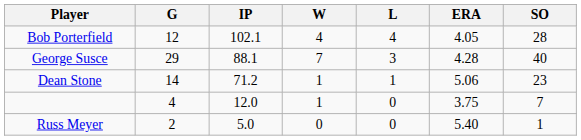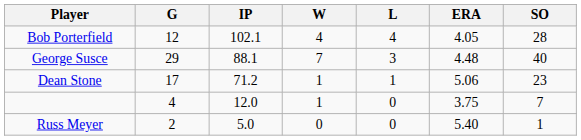(466, 59) 4.28 -> (466, 59) 4.48
(172, 80) 14 -> (172, 80) 17
